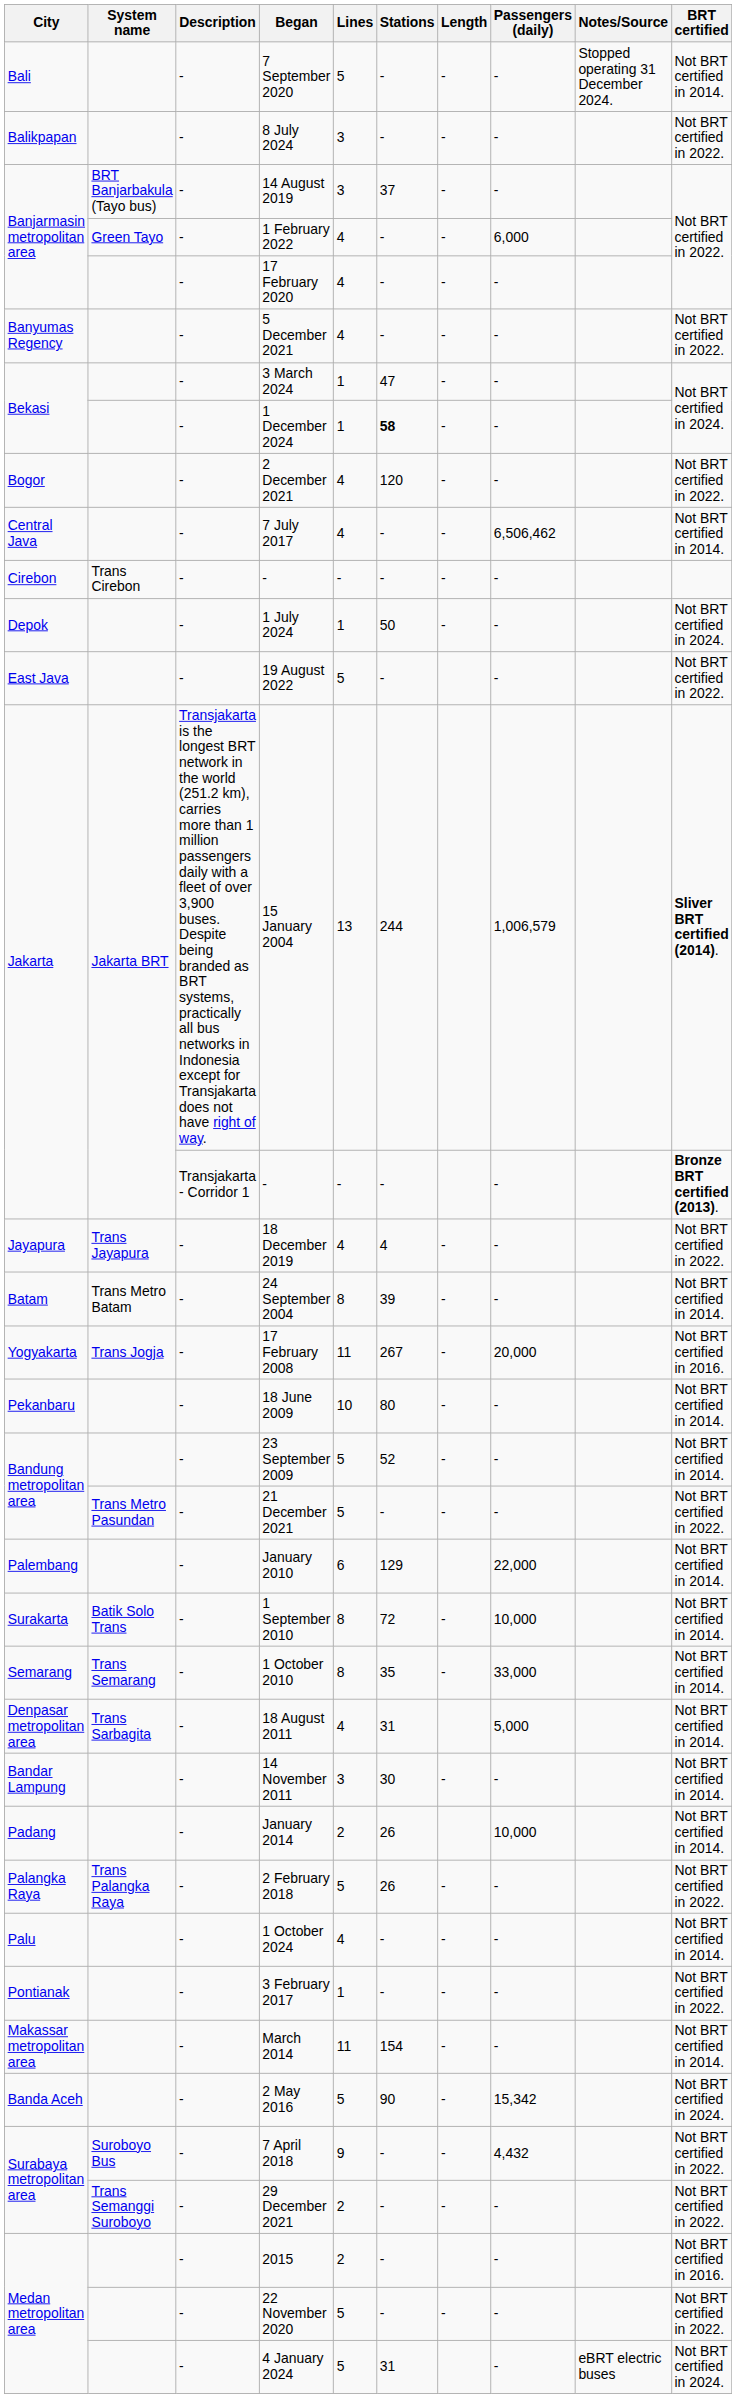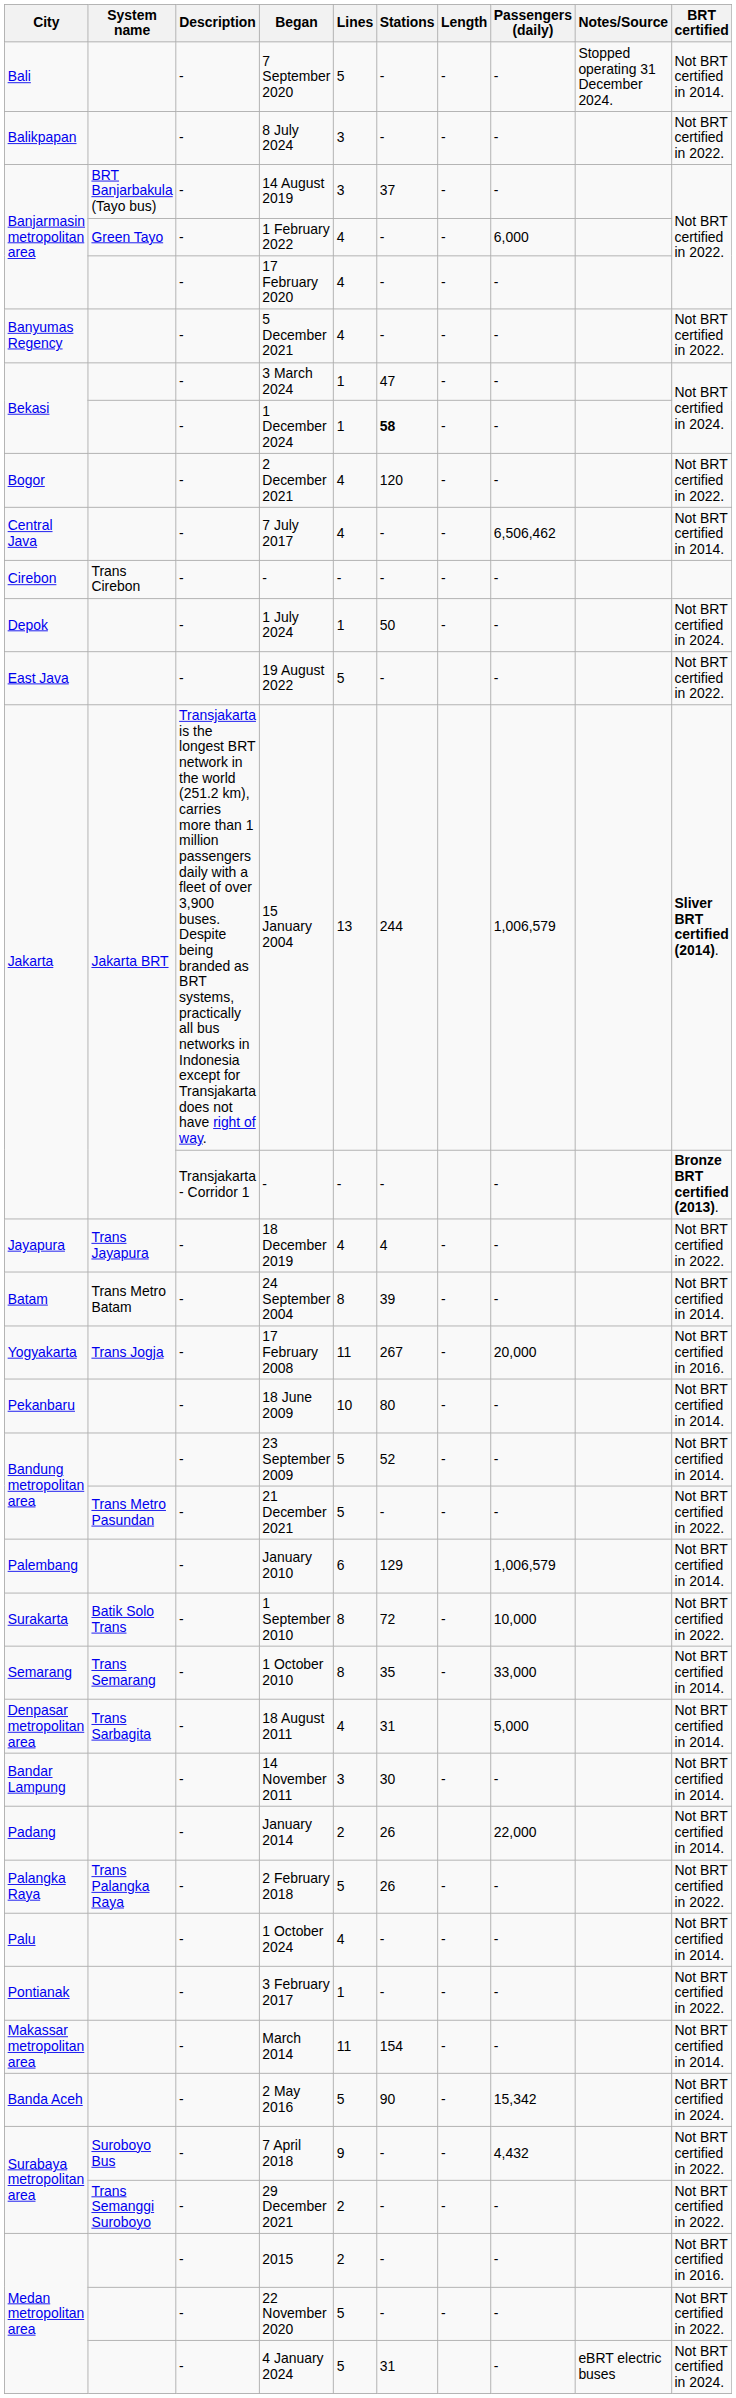(515, 1566) 22,000 -> (525, 1566) 1,006,579
(701, 1619) Not BRT certified in 2014. -> (701, 1619) Not BRT certified in 2022.
(515, 1833) 10,000 -> (515, 1833) 22,000
